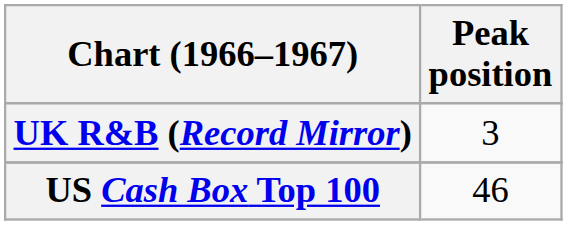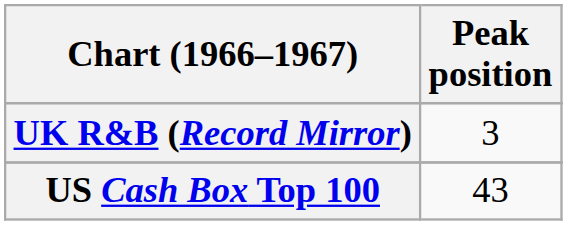(490, 190) 46 -> (490, 190) 43
